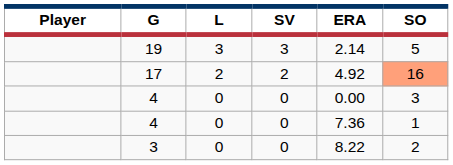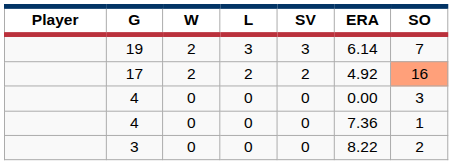+ column: (191, 20)
(350, 49) 2.14 -> (362, 49) 6.14
(415, 49) 5 -> (420, 49) 7
